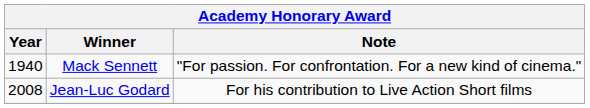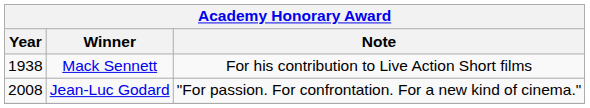(25, 66) 1940 -> (25, 66) 1938
(379, 66) "For passion. For confrontation. For a new kind of cinema." -> (379, 66) For his contribution to Live Action Short films
(379, 90) For his contribution to Live Action Short films -> (379, 90) "For passion. For confrontation. For a new kind of cinema."
